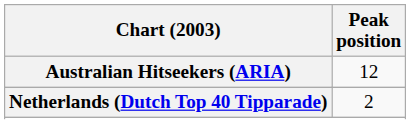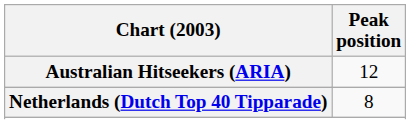(369, 102) 2 -> (369, 102) 8
